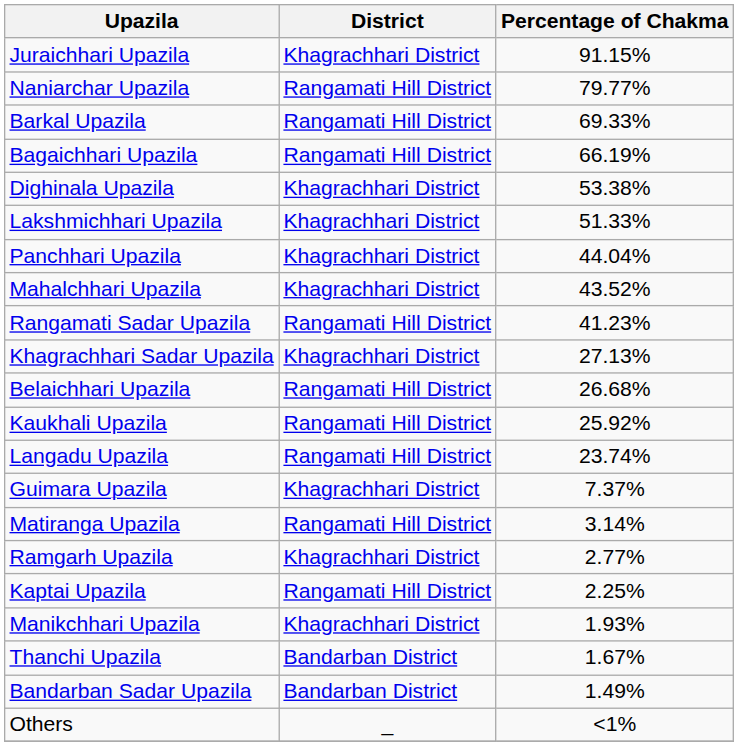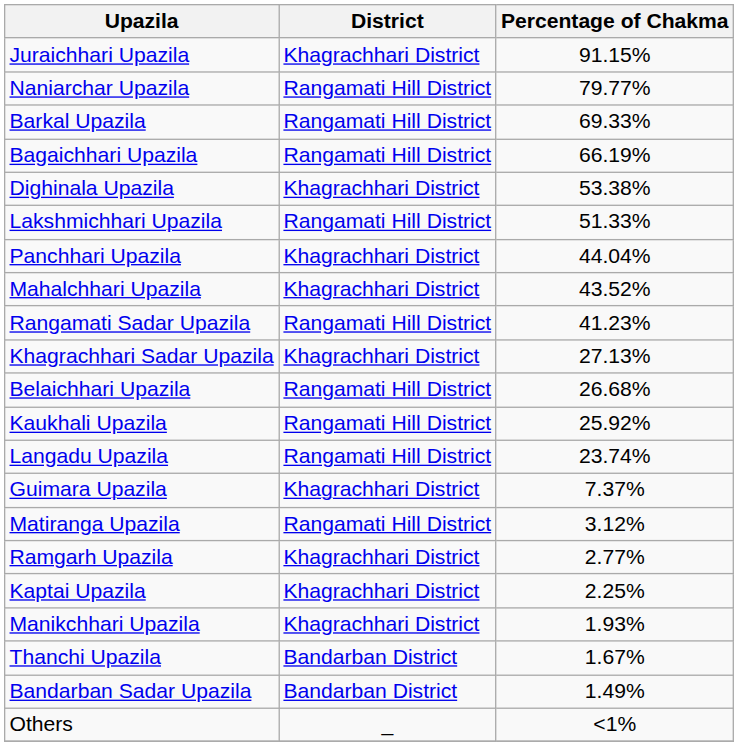(381, 222) Khagrachhari District -> (387, 222) Rangamati Hill District
(615, 523) 3.14% -> (615, 523) 3.12%
(387, 590) Rangamati Hill District -> (381, 590) Khagrachhari District
